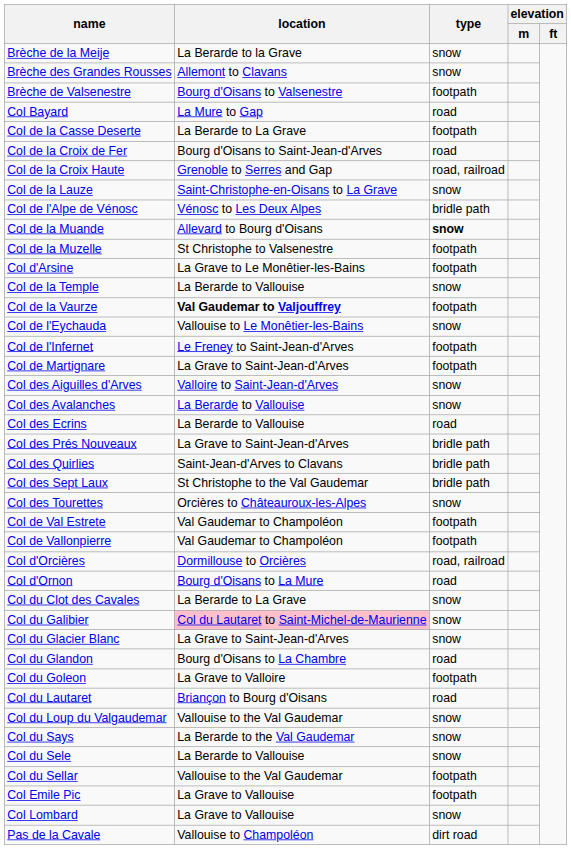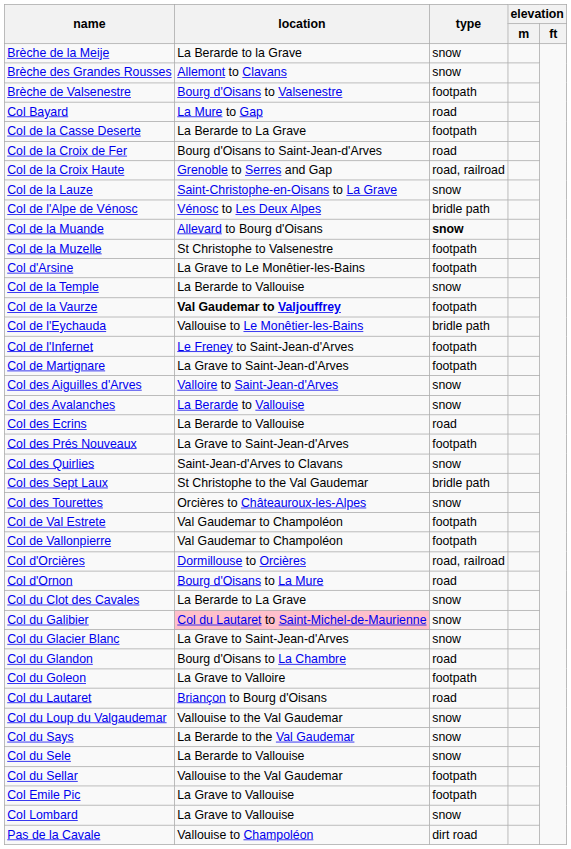(447, 326) snow -> (461, 326) bridle path
(461, 444) bridle path -> (454, 444) footpath
(461, 463) bridle path -> (447, 463) snow
